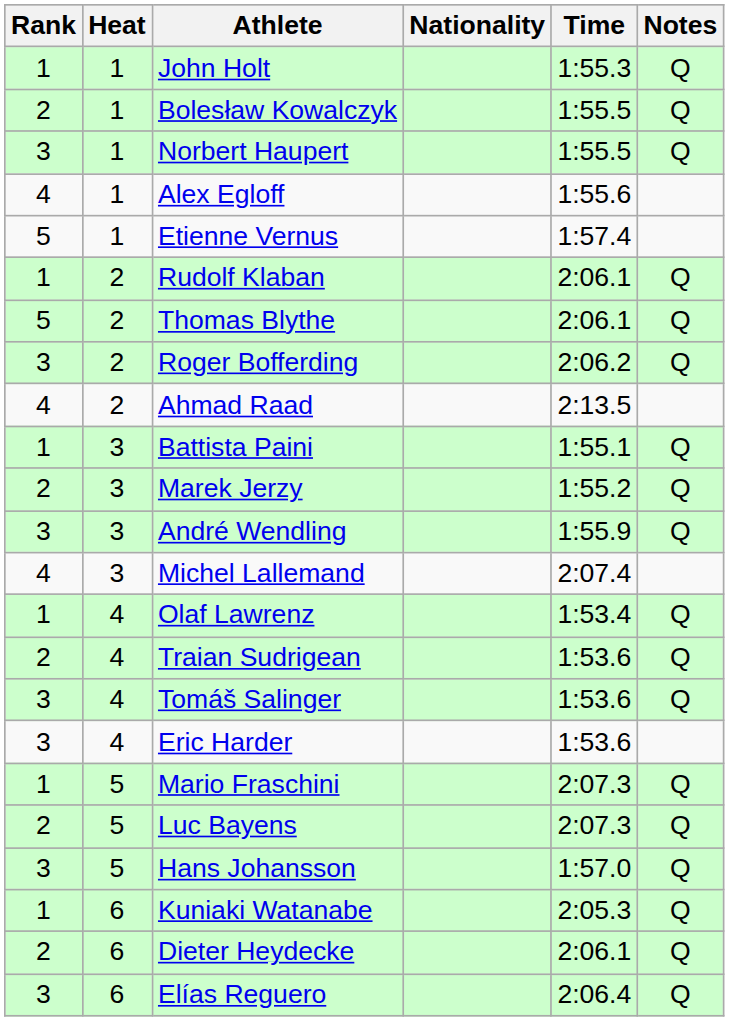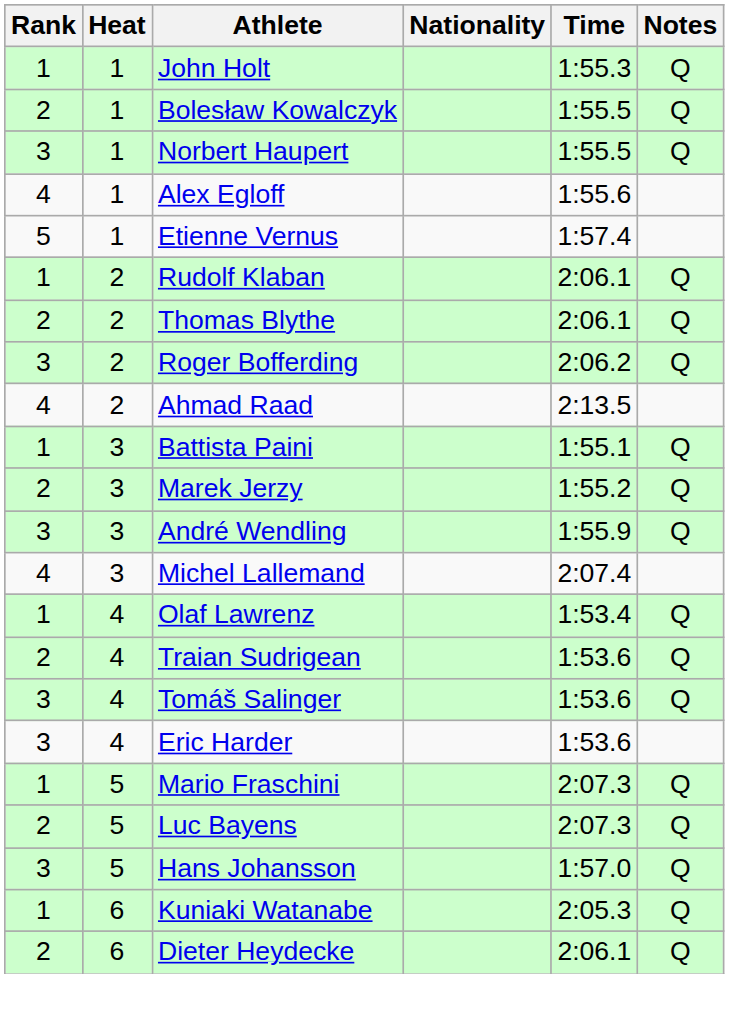(43, 320) 5 -> (43, 320) 2
- row: (242, 994)
